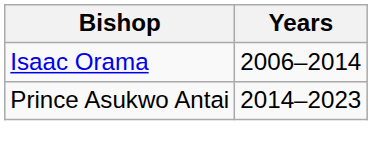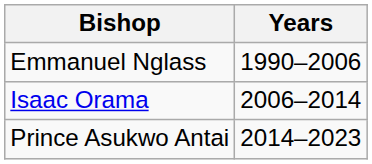+ row: (108, 61)
